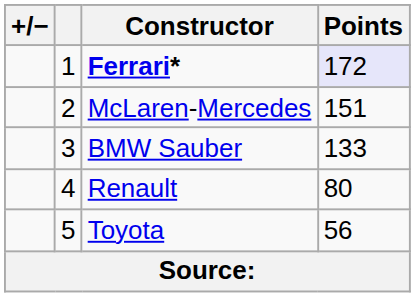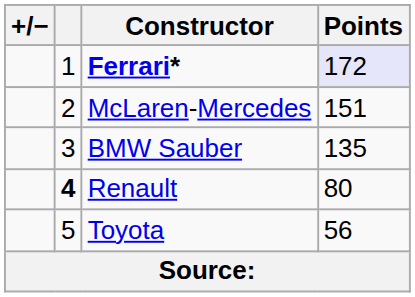(345, 148) 133 -> (345, 148) 135
(68, 189) normal -> (68, 189) bold
